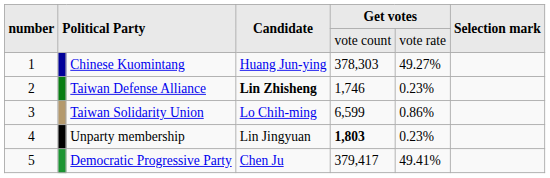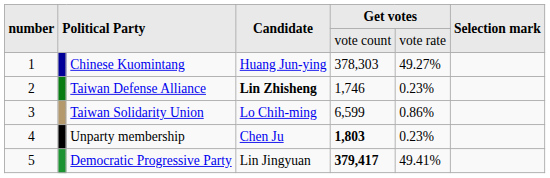(275, 136) Lin Jingyuan -> (262, 136) Chen Ju
(262, 160) Chen Ju -> (275, 160) Lin Jingyuan
(356, 160) normal -> (356, 160) bold
